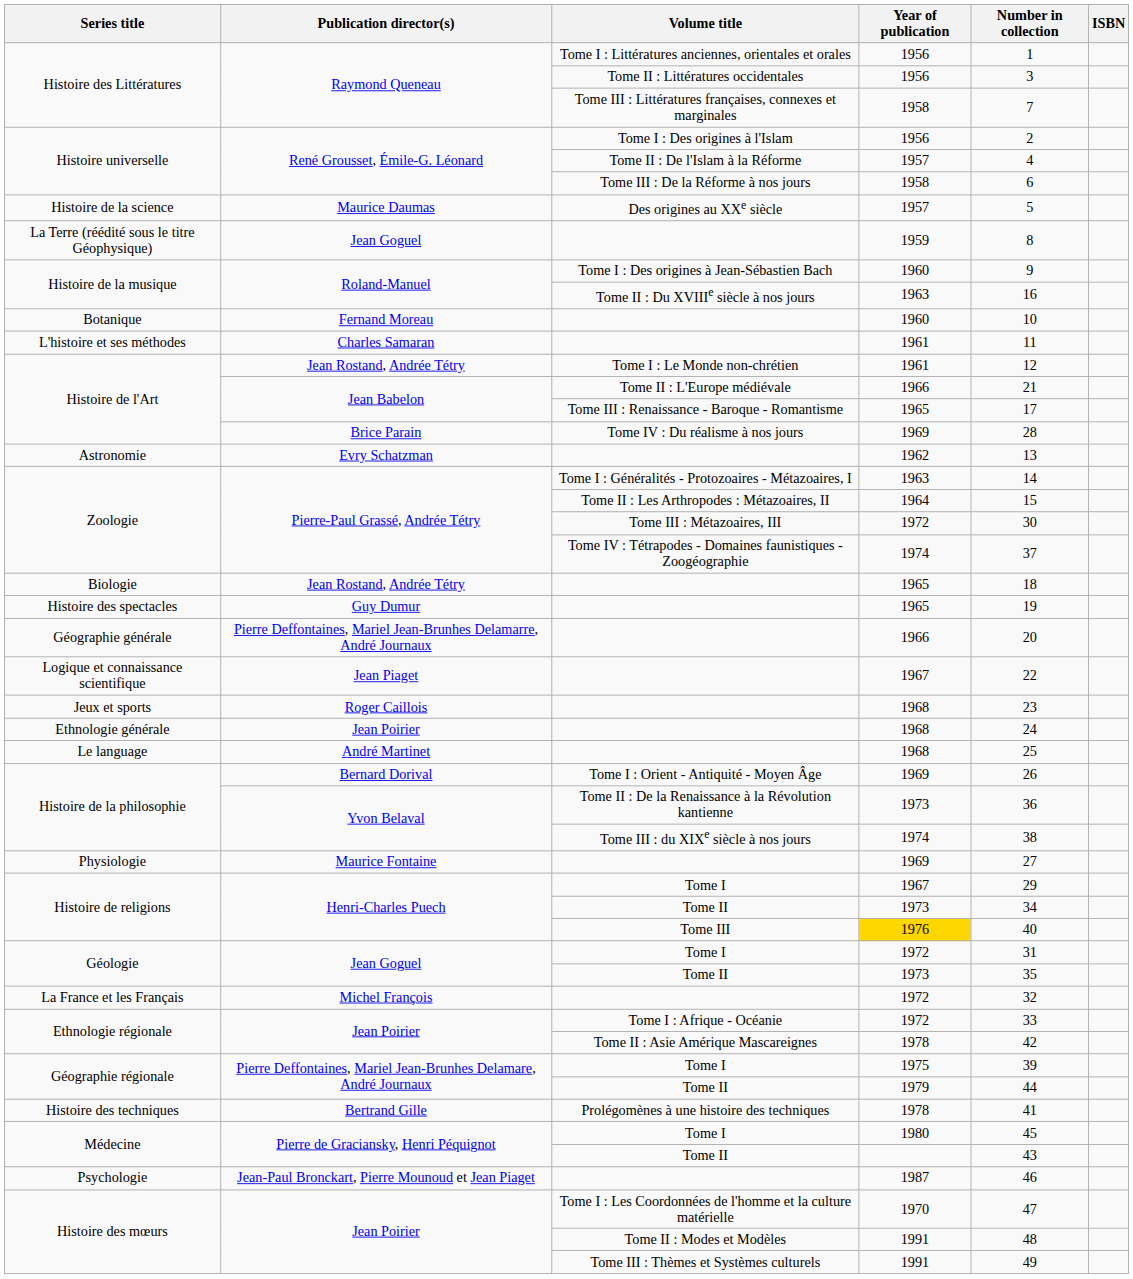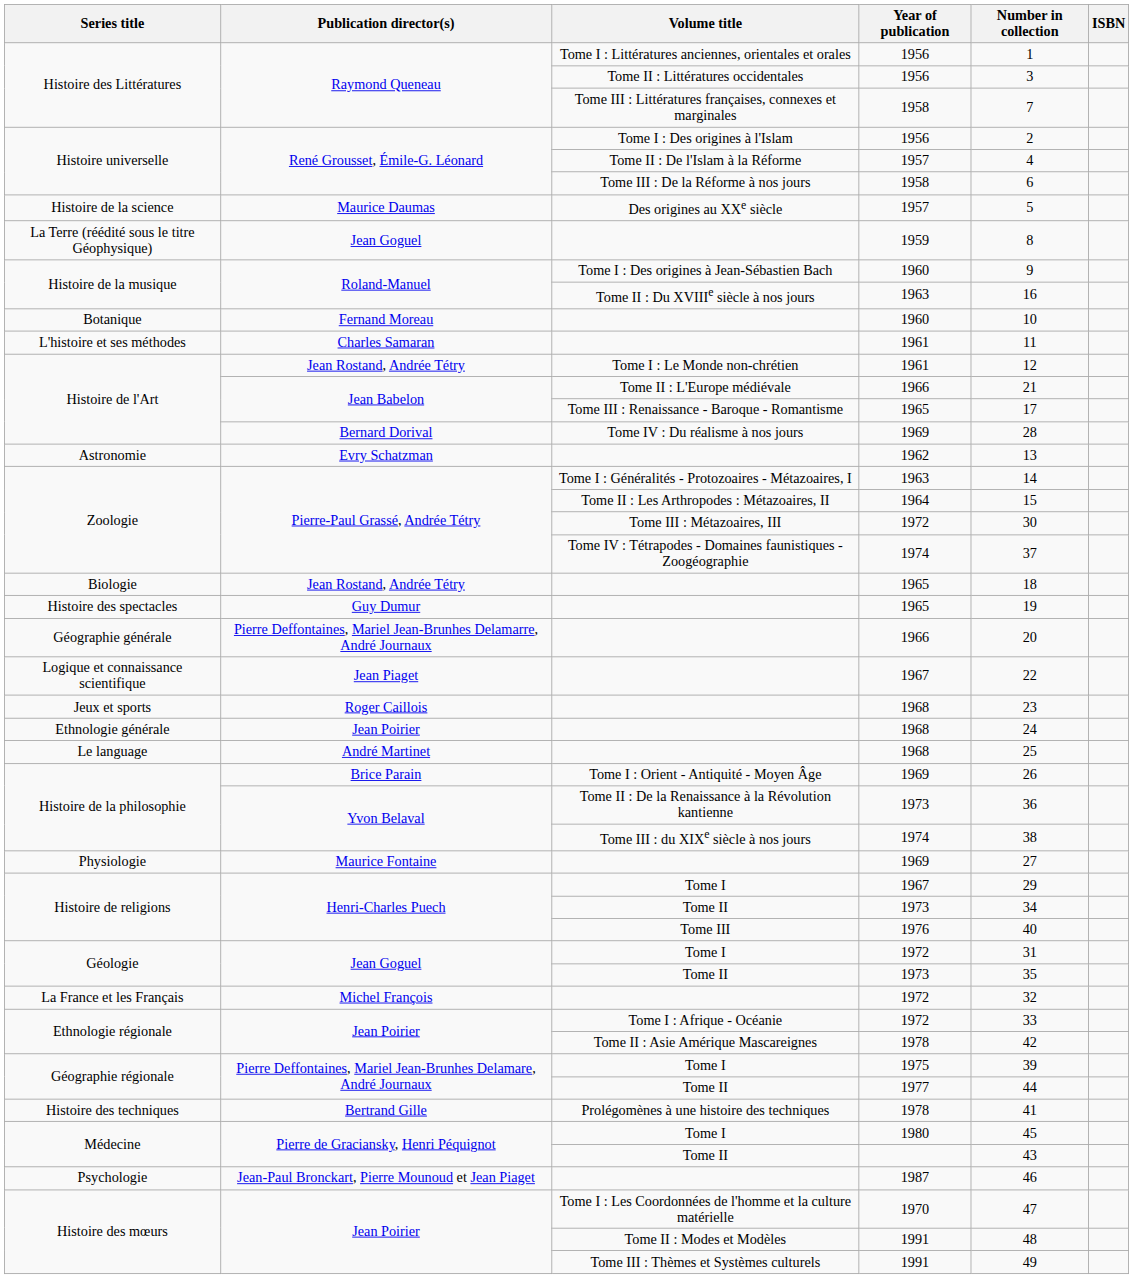(386, 432) Brice Parain -> (386, 432) Bernard Dorival
(386, 774) Bernard Dorival -> (386, 774) Brice Parain
(915, 929) gold background -> (915, 929) no background
(915, 1088) 1979 -> (915, 1088) 1977
